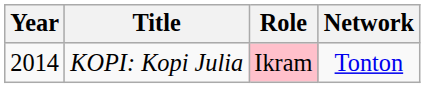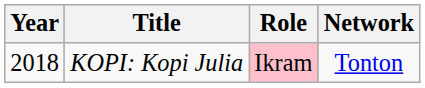(35, 62) 2014 -> (35, 62) 2018
